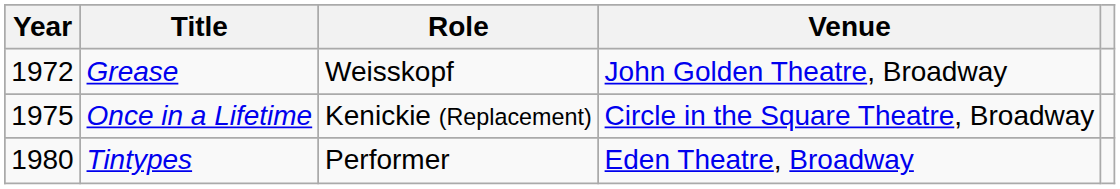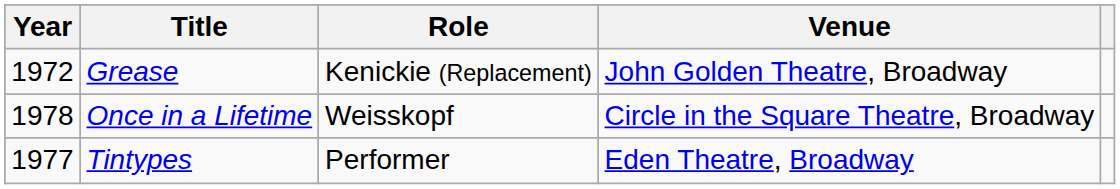(389, 71) Weisskopf -> (458, 71) Kenickie (Replacement)
(42, 115) 1975 -> (42, 115) 1978
(458, 115) Kenickie (Replacement) -> (389, 115) Weisskopf
(42, 159) 1980 -> (42, 159) 1977
